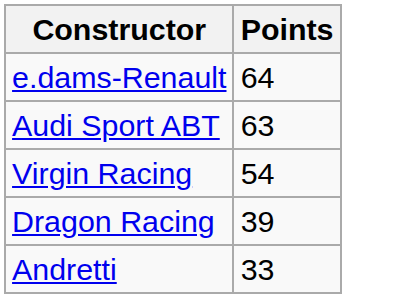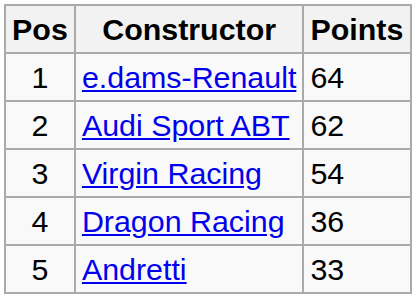+ column: (40, 29)
(258, 126) 63 -> (327, 126) 62
(258, 222) 39 -> (327, 222) 36
